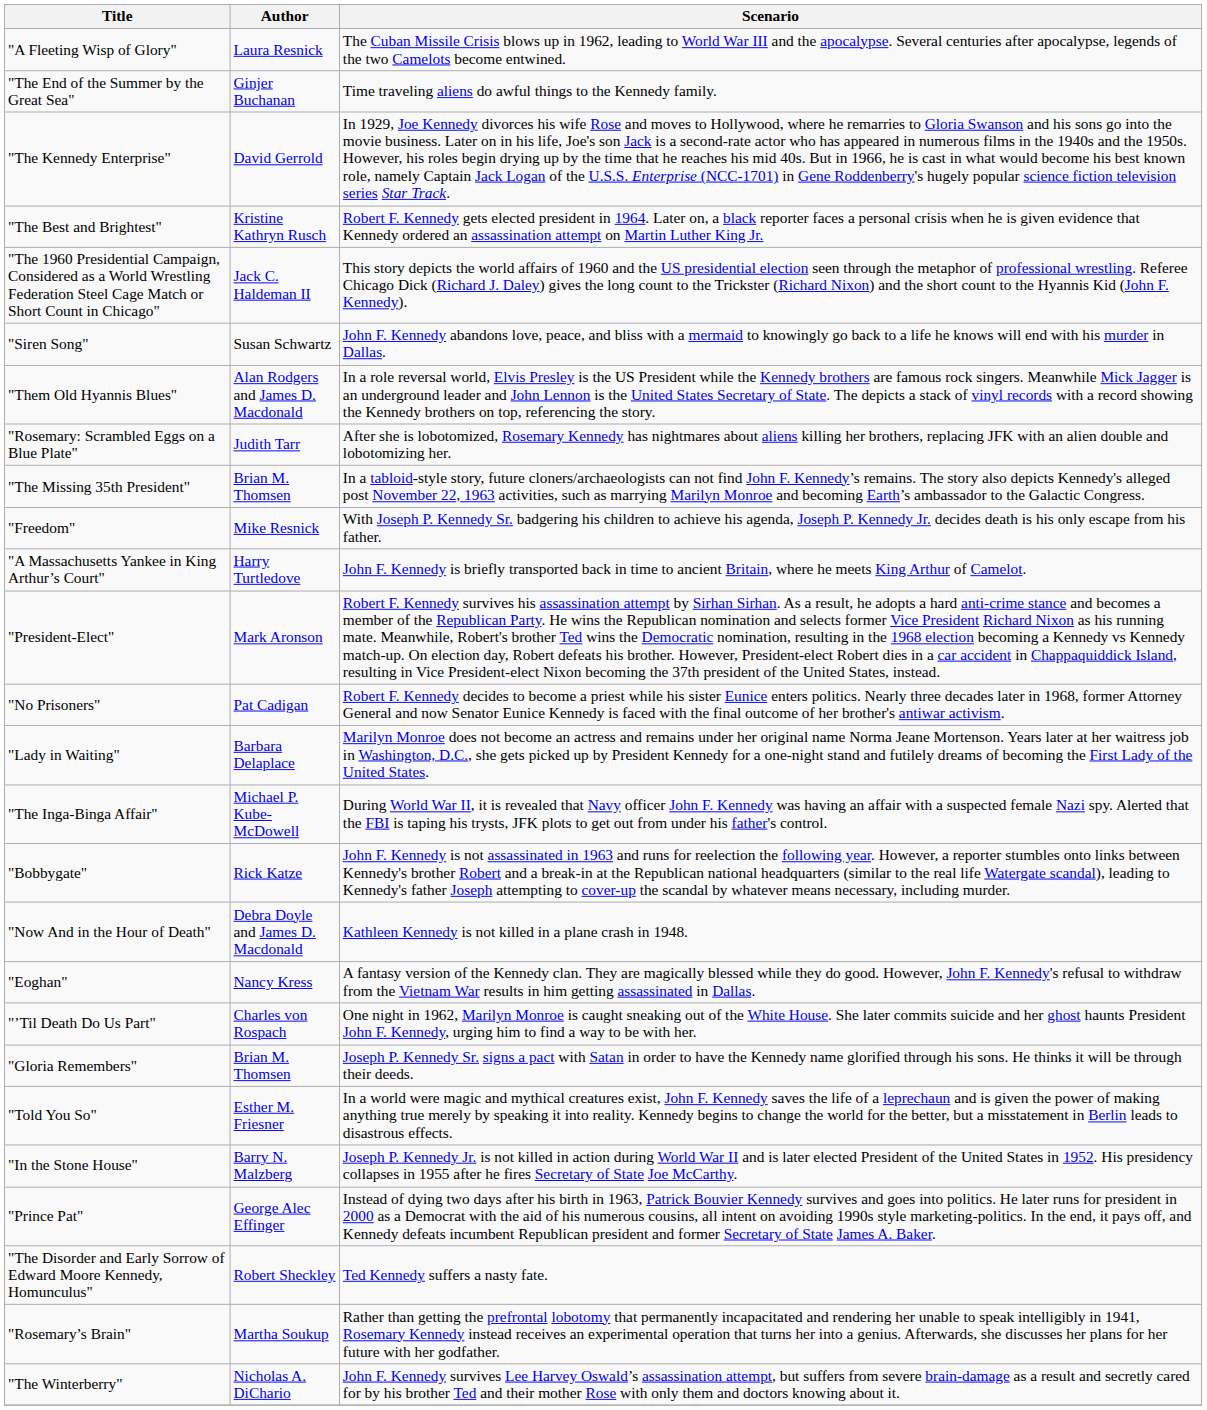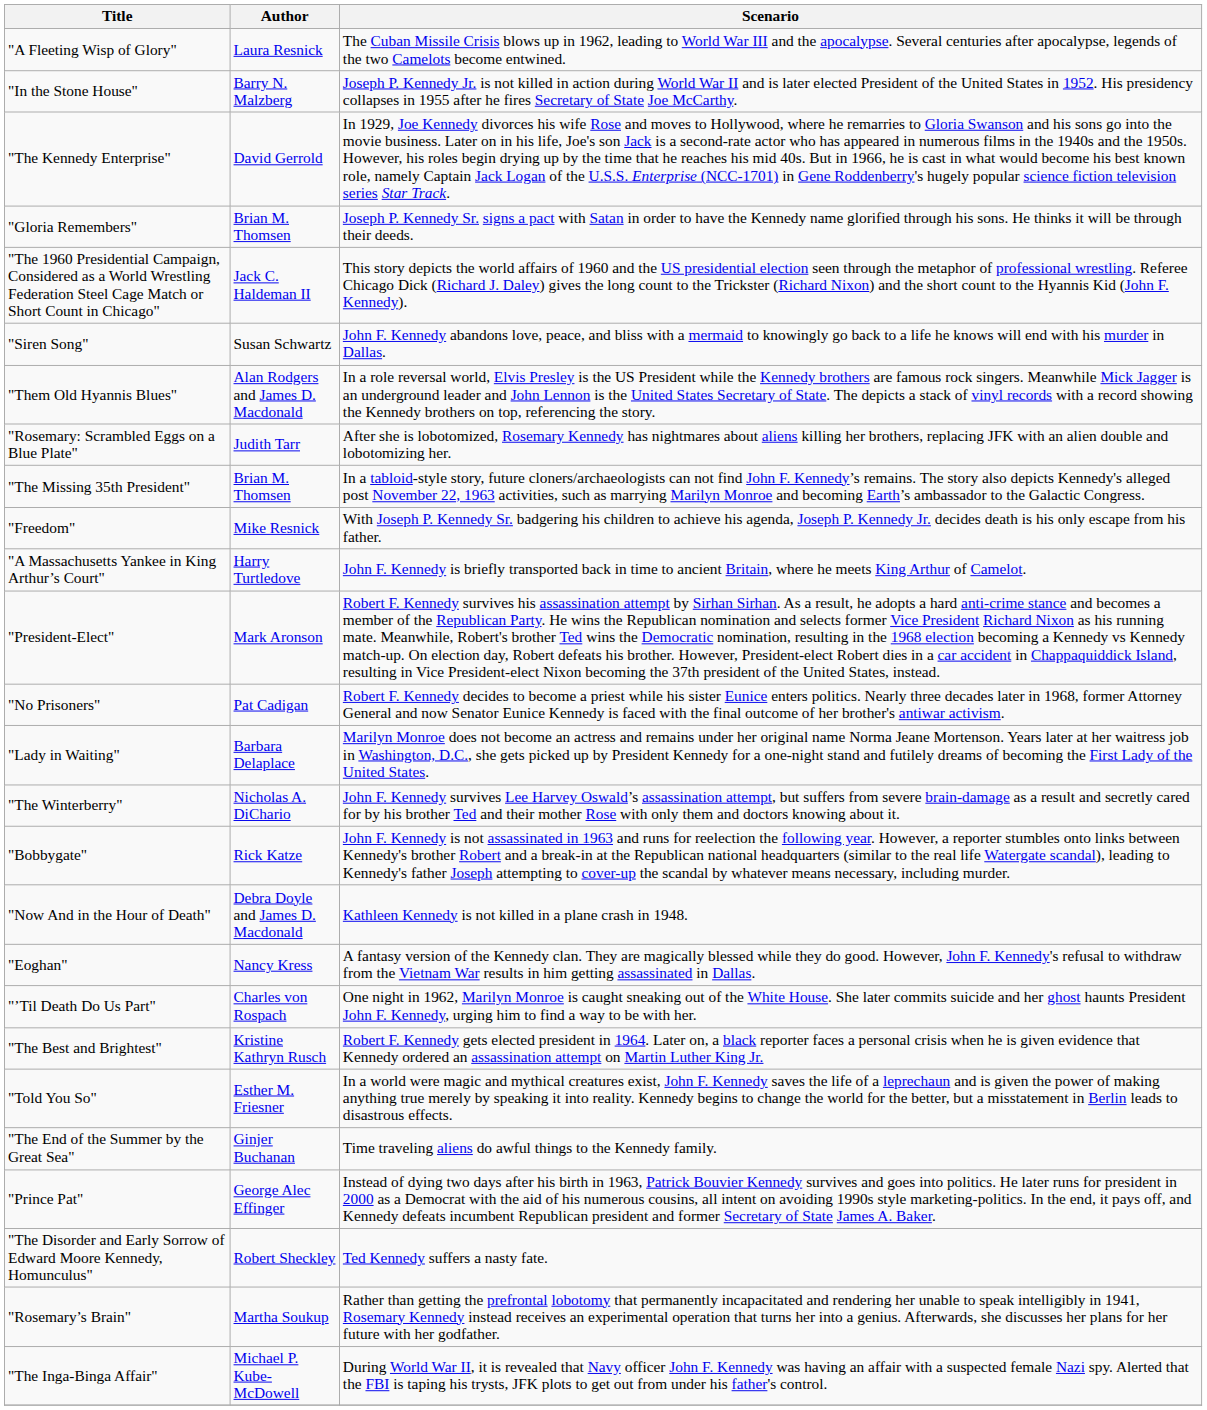rows swapped: (73, 1166) <-> (106, 91)
rows swapped: (85, 226) <-> (73, 1065)
rows swapped: (83, 814) <-> (65, 1384)
